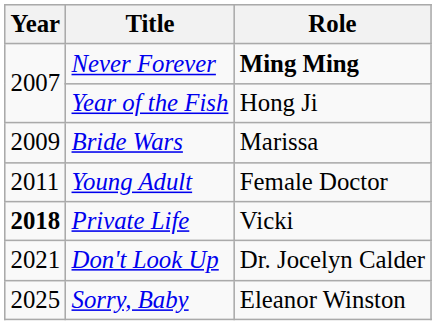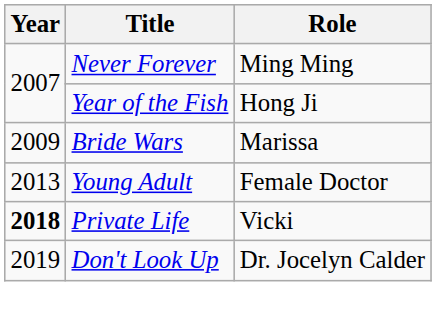(299, 63) bold -> (297, 63) normal
(35, 181) 2011 -> (35, 181) 2013
(35, 260) 2021 -> (35, 260) 2019
- row: (130, 299)
